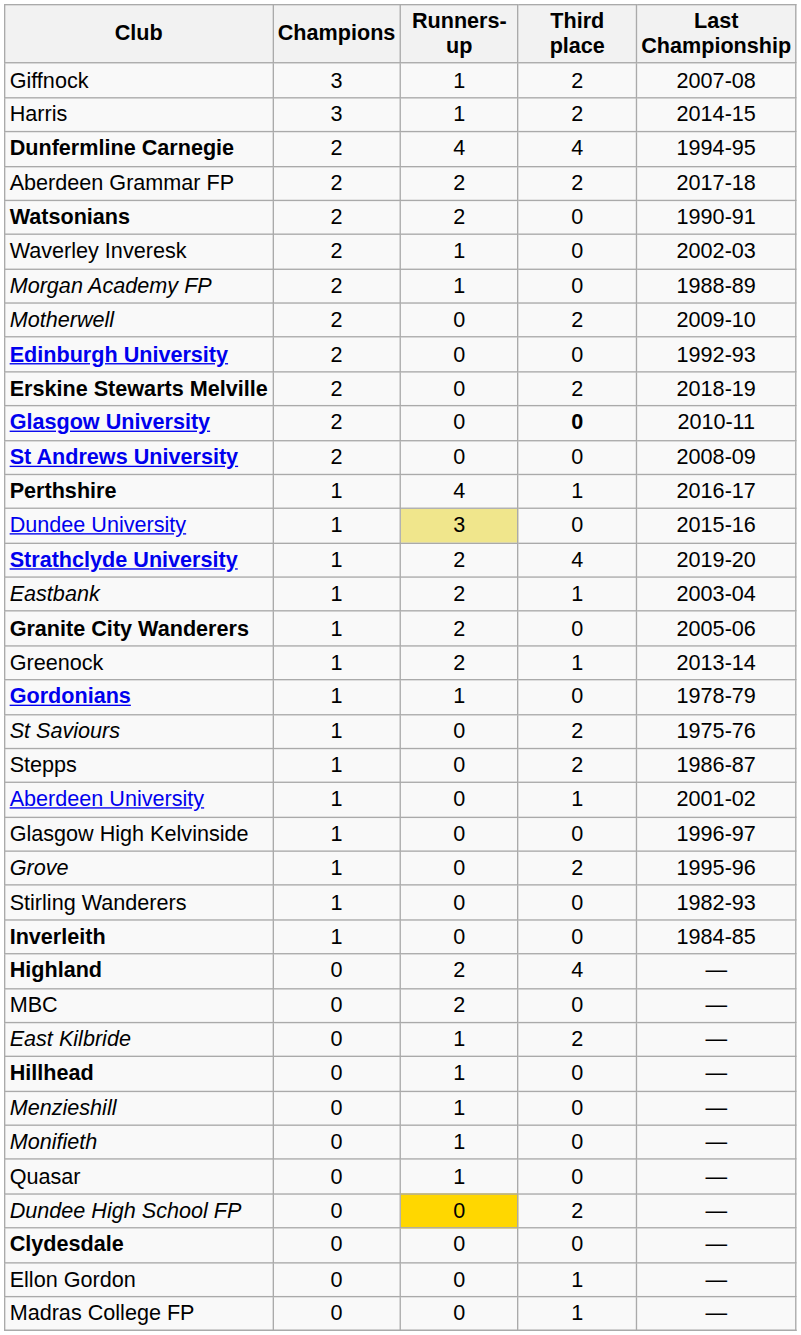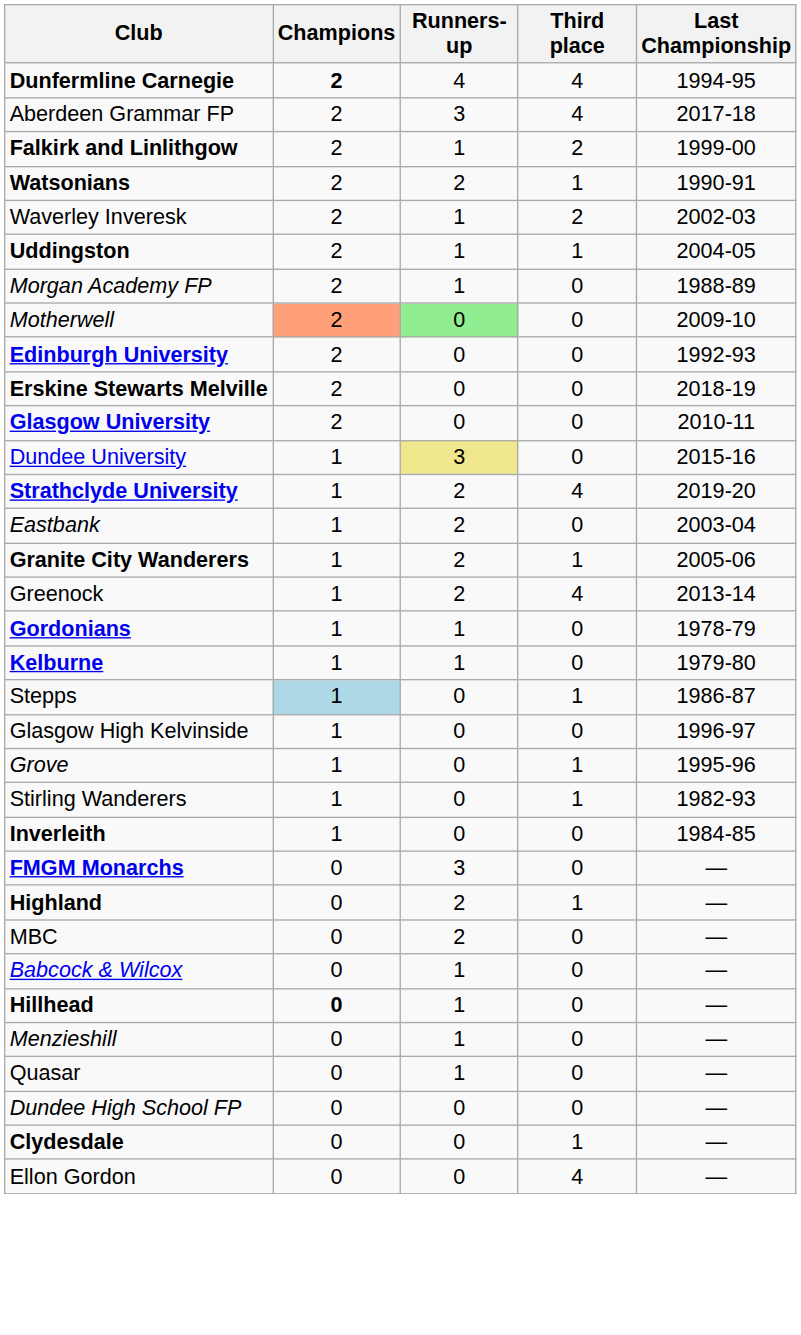- row: (49, 80)
- row: (38, 114)
(337, 148) normal -> (337, 80) bold
(459, 182) 2 -> (459, 114) 3
(577, 182) 2 -> (577, 114) 4
+ row: (124, 148)
(577, 217) 0 -> (577, 182) 1
(577, 251) 0 -> (577, 217) 2
+ row: (70, 251)
(337, 319) no background -> (337, 319) lightsalmon background
(459, 319) no background -> (459, 319) lightgreen background
(577, 319) 2 -> (577, 319) 0
(577, 388) 2 -> (577, 388) 0
(577, 422) bold -> (577, 422) normal
- row: (124, 457)
- row: (63, 491)
(577, 594) 1 -> (577, 525) 0
(577, 628) 0 -> (577, 559) 1
(577, 662) 1 -> (577, 594) 4
+ row: (56, 662)
- row: (65, 731)
(337, 765) no background -> (337, 696) lightblue background
(577, 765) 2 -> (577, 696) 1
- row: (107, 799)
(577, 868) 2 -> (577, 765) 1
(577, 902) 0 -> (577, 799) 1
+ row: (97, 868)
(577, 970) 4 -> (577, 902) 1
- row: (70, 1039)
+ row: (96, 970)
(337, 1073) normal -> (337, 1005) bold
- row: (53, 1142)
(459, 1210) gold background -> (459, 1107) no background
(577, 1210) 2 -> (577, 1107) 0
(577, 1244) 0 -> (577, 1142) 1
(577, 1279) 1 -> (577, 1176) 4
- row: (102, 1313)
